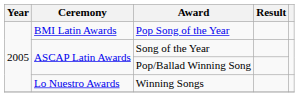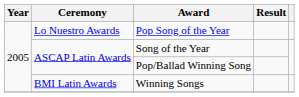(75, 30) BMI Latin Awards -> (77, 30) Lo Nuestro Awards
(77, 83) Lo Nuestro Awards -> (75, 83) BMI Latin Awards
